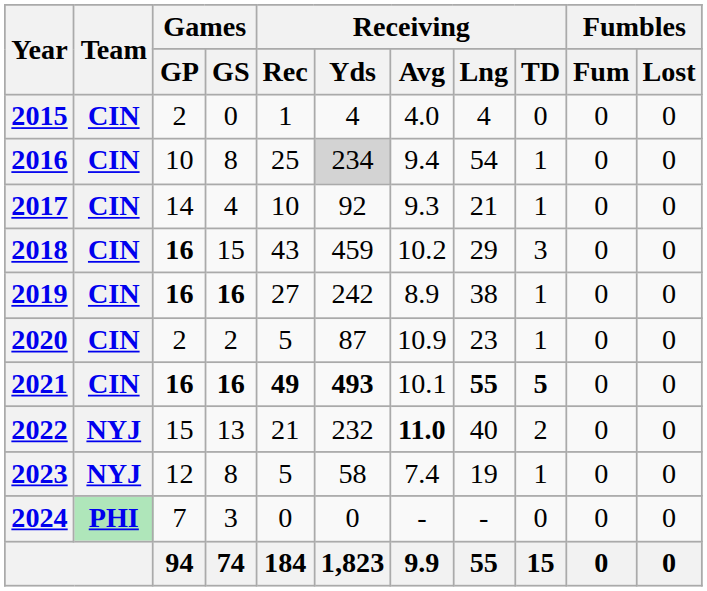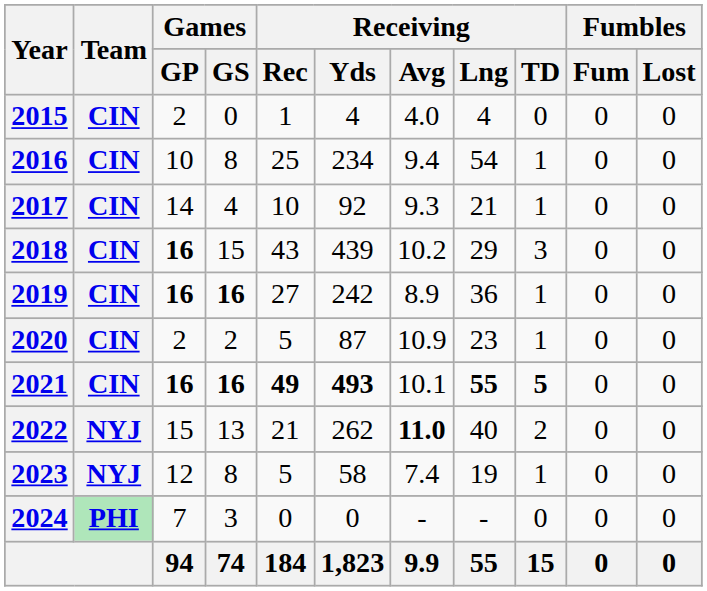(353, 160) lightgrey background -> (353, 160) no background
(353, 250) 459 -> (353, 250) 439
(484, 294) 38 -> (484, 294) 36
(353, 428) 232 -> (353, 428) 262
